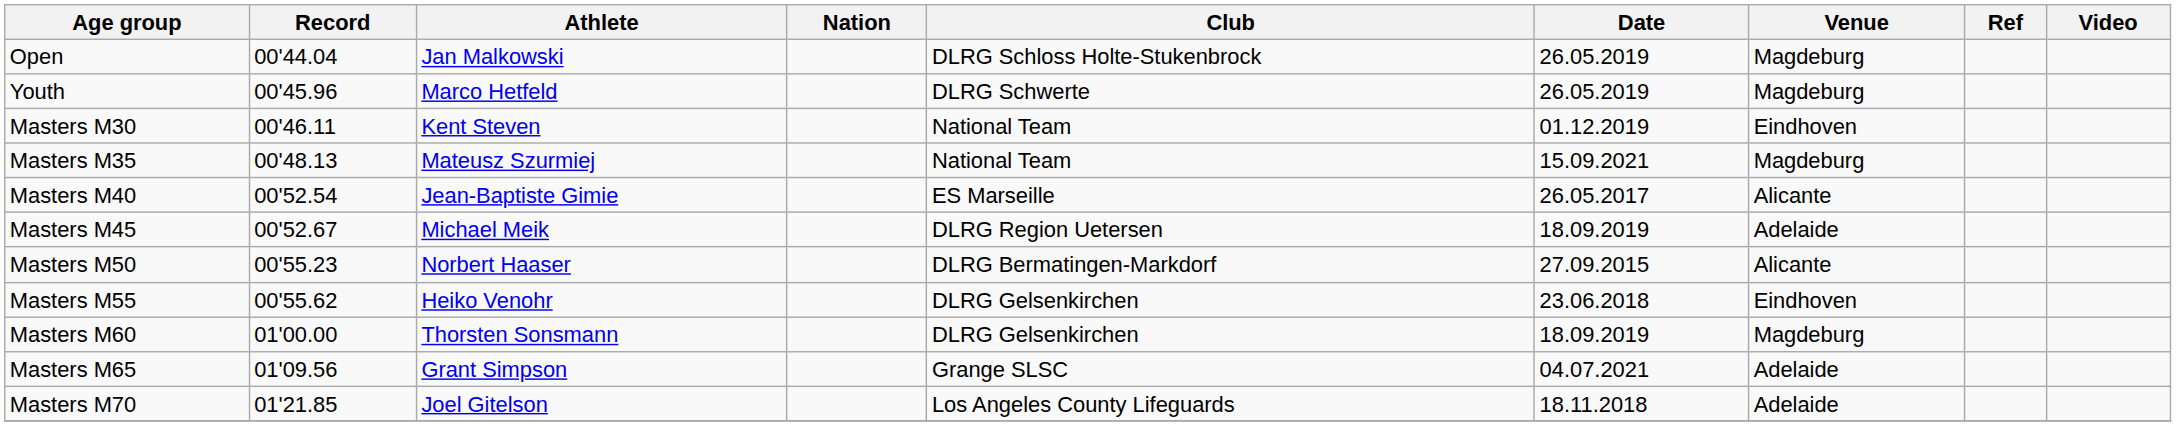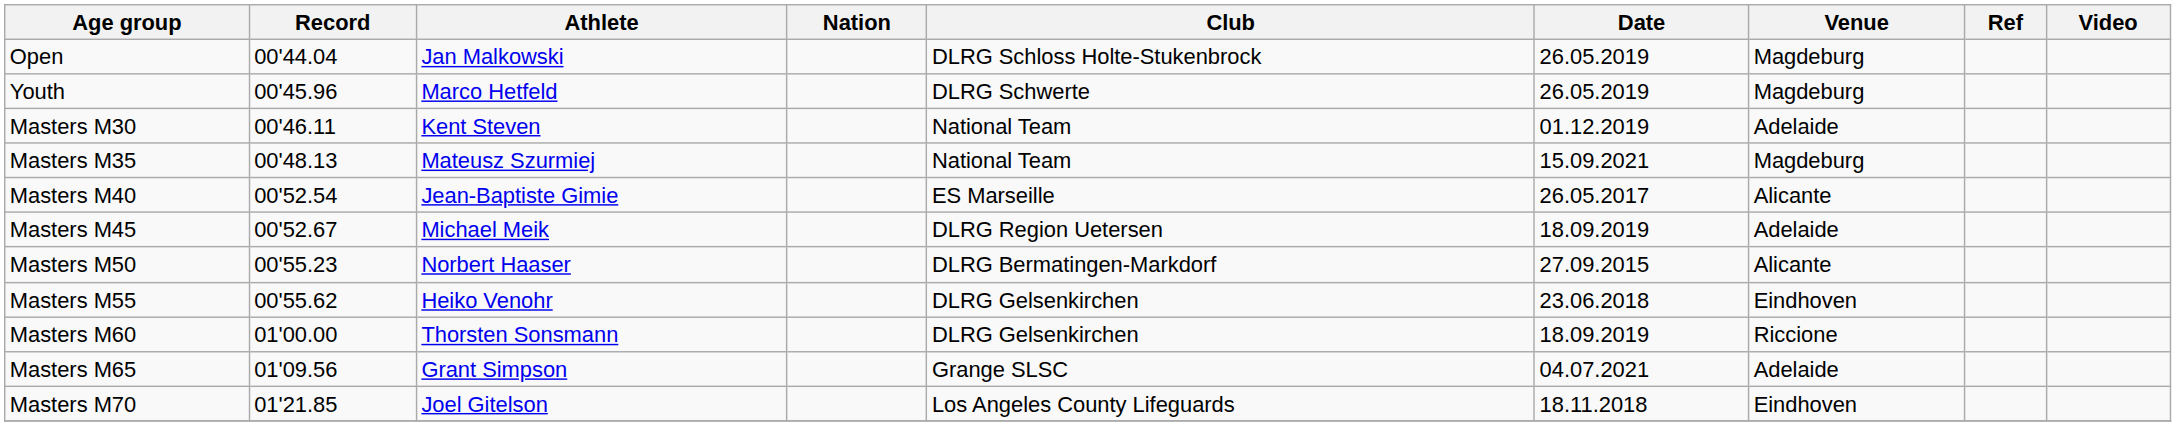(1805, 126) Eindhoven -> (1796, 126) Adelaide
(1809, 334) Magdeburg -> (1796, 334) Riccione
(1796, 403) Adelaide -> (1805, 403) Eindhoven
